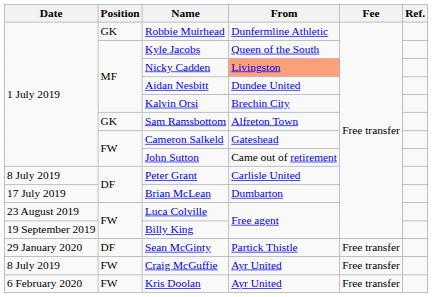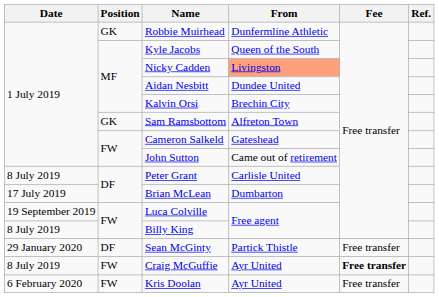(43, 211) 23 August 2019 -> (51, 211) 19 September 2019
(51, 229) 19 September 2019 -> (33, 229) 8 July 2019
(371, 265) normal -> (374, 265) bold
